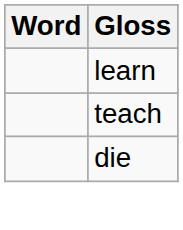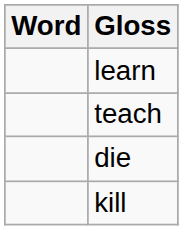+ row: (110, 202)
